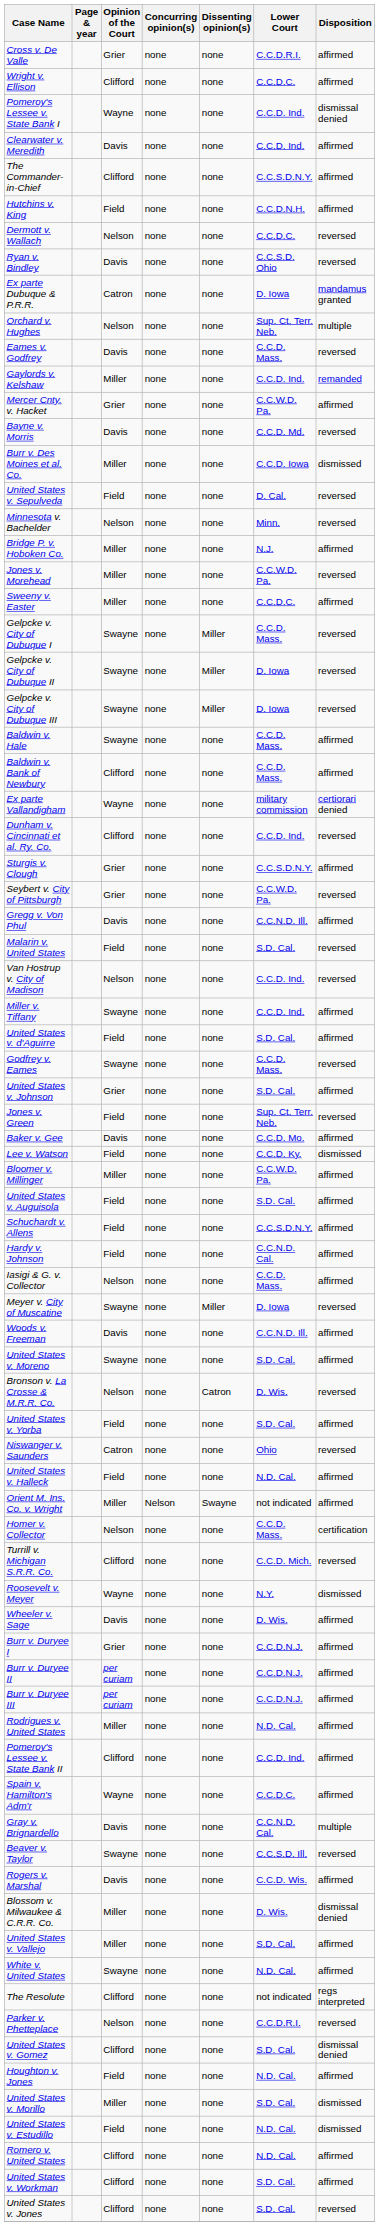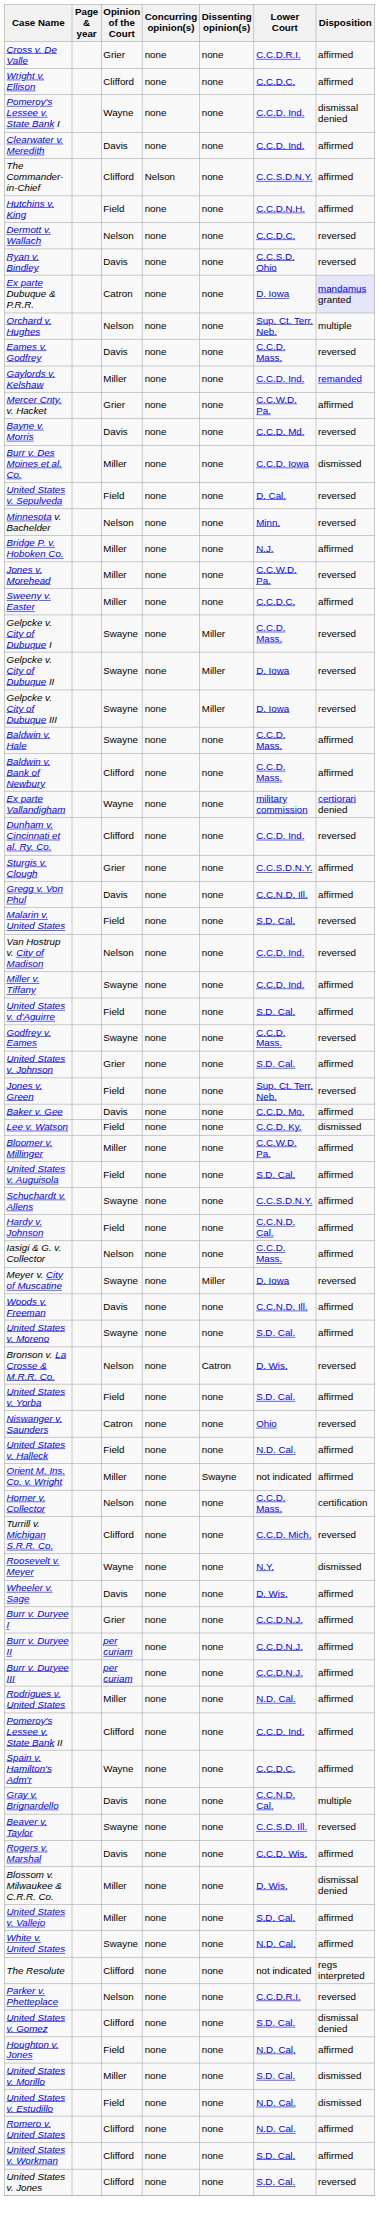(156, 177) none -> (160, 177) Nelson
(342, 294) no background -> (342, 294) lavender background
- row: (38, 894)
(114, 1227) Field -> (121, 1201) Swayne
(160, 1503) Nelson -> (156, 1476) none
